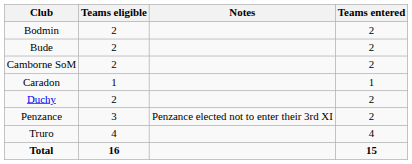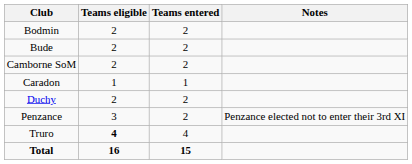columns swapped: (372, 13) <-> (242, 13)
(114, 133) normal -> (114, 133) bold
